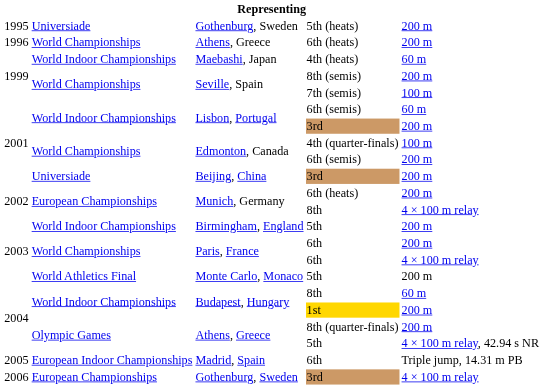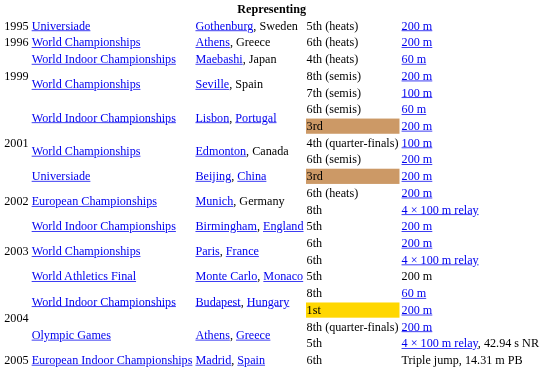- row: (247, 377)
